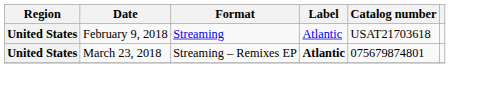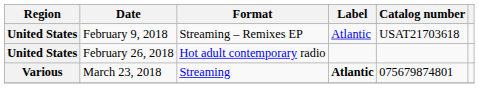(199, 33) Streaming -> (241, 33) Streaming – Remixes EP
+ row: (128, 53)
(42, 53) United States -> (42, 72) Various
(235, 53) Streaming – Remixes EP -> (205, 72) Streaming
